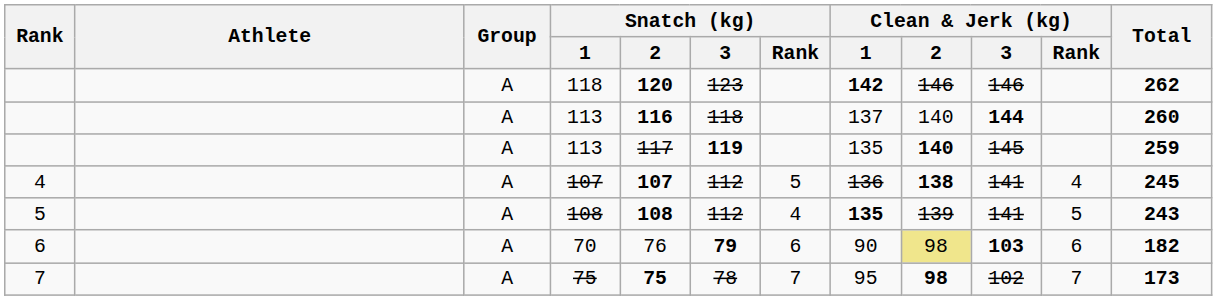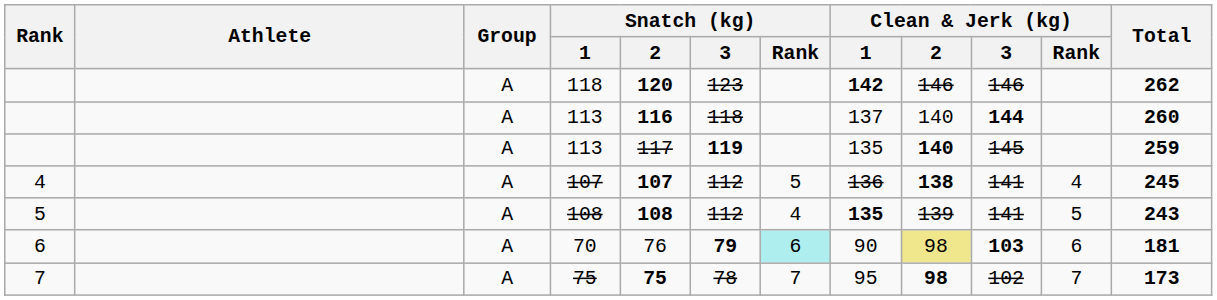(795, 246) no background -> (795, 246) paleturquoise background
(1162, 246) 182 -> (1162, 246) 181
